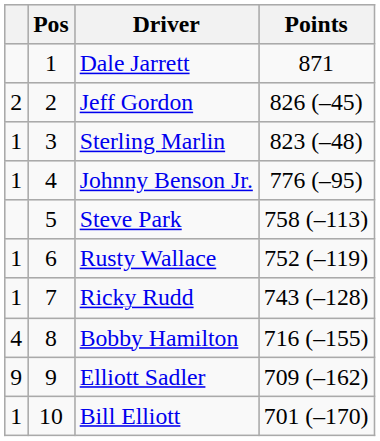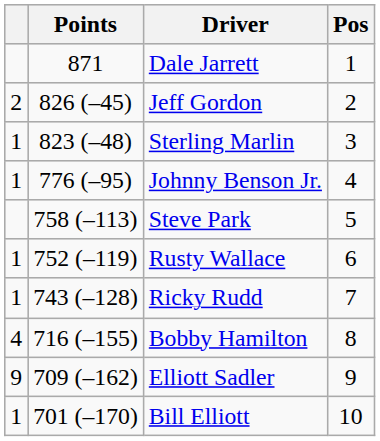columns swapped: (51, 24) <-> (316, 24)
